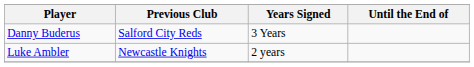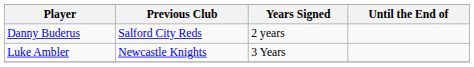(268, 33) 3 Years -> (268, 33) 2 years
(268, 52) 2 years -> (268, 52) 3 Years
